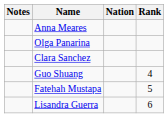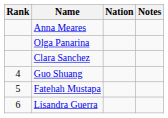columns swapped: (150, 12) <-> (18, 12)
